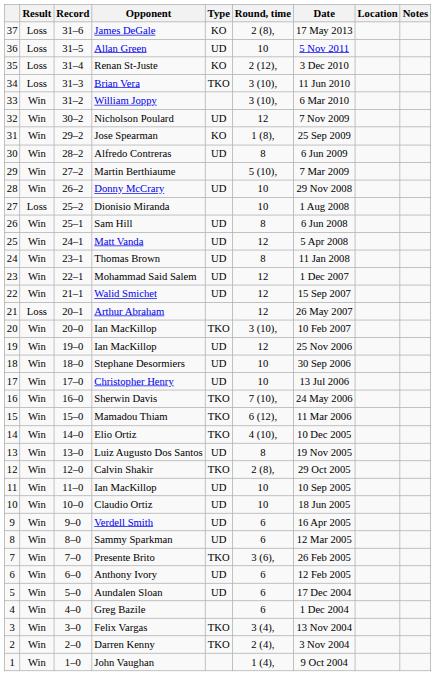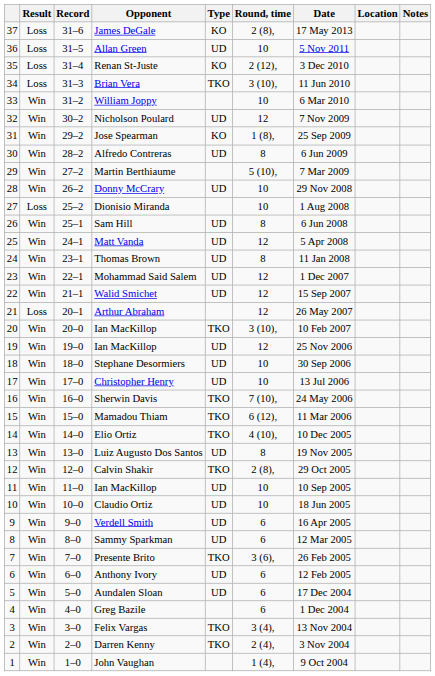(263, 101) 3 (10), -> (263, 101) 10
